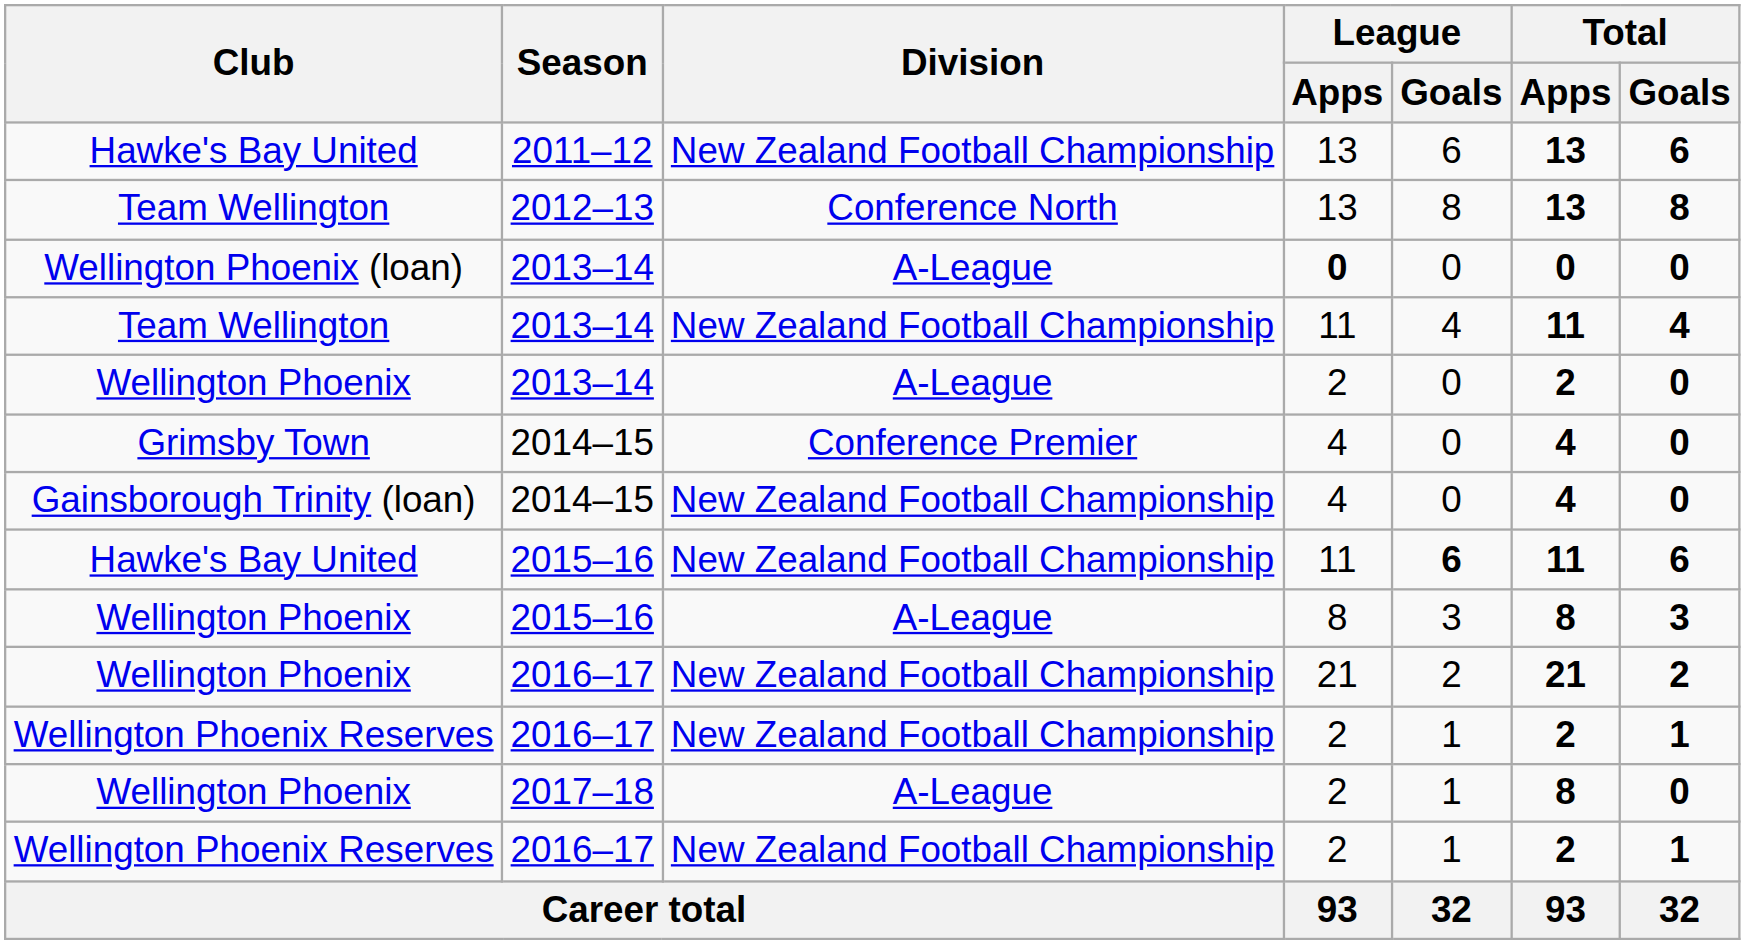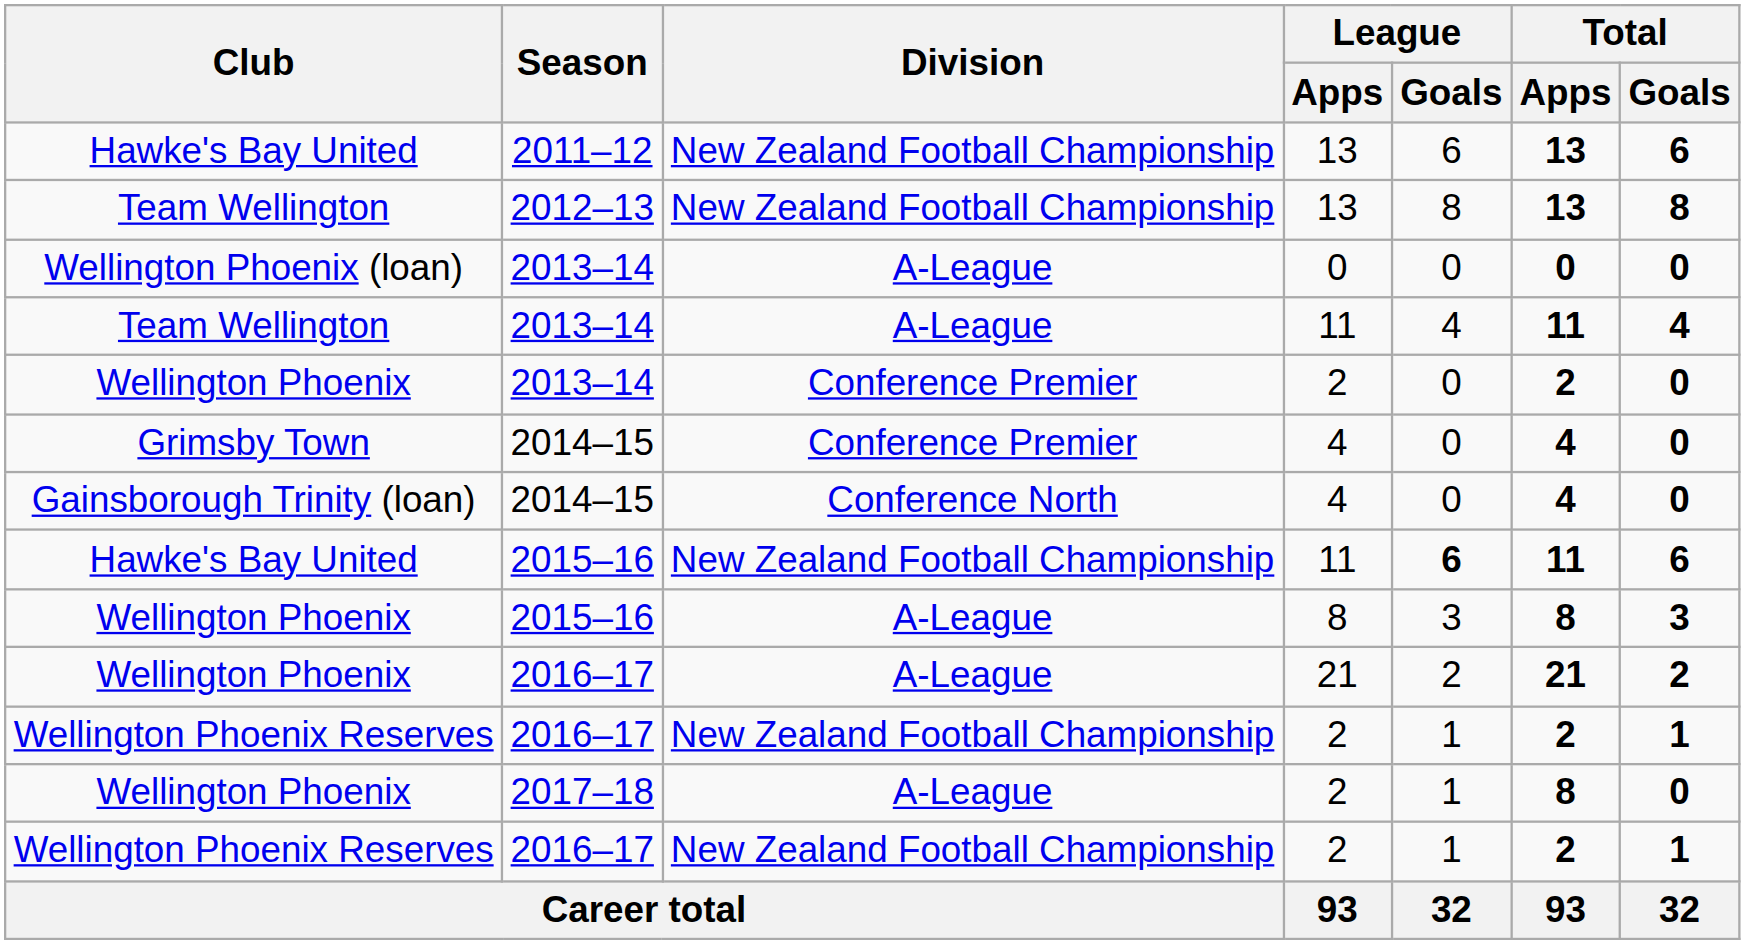(973, 208) Conference North -> (973, 208) New Zealand Football Championship
(1337, 267) bold -> (1337, 267) normal
(973, 325) New Zealand Football Championship -> (973, 325) A-League
(973, 383) A-League -> (973, 383) Conference Premier
(973, 500) New Zealand Football Championship -> (973, 500) Conference North
(973, 675) New Zealand Football Championship -> (973, 675) A-League
